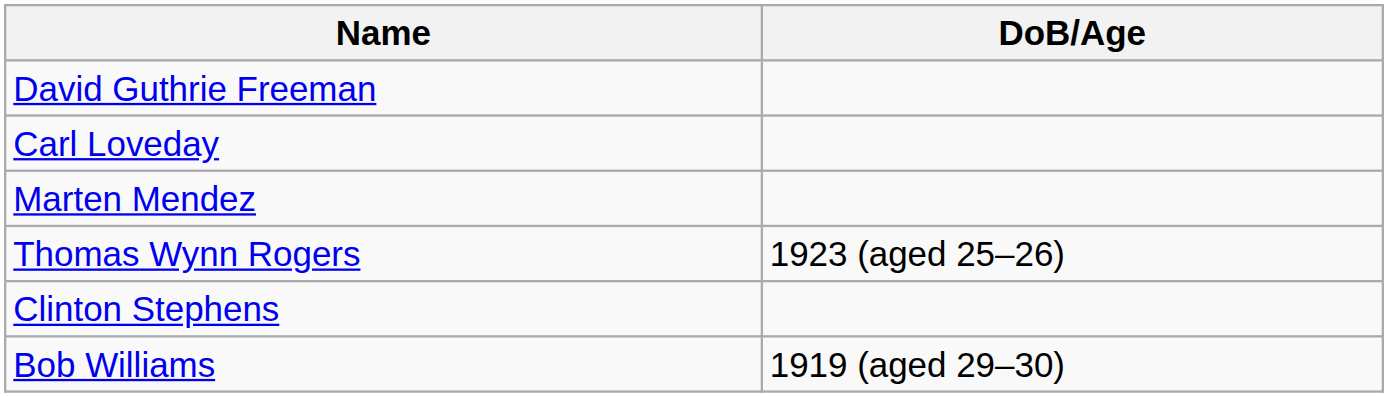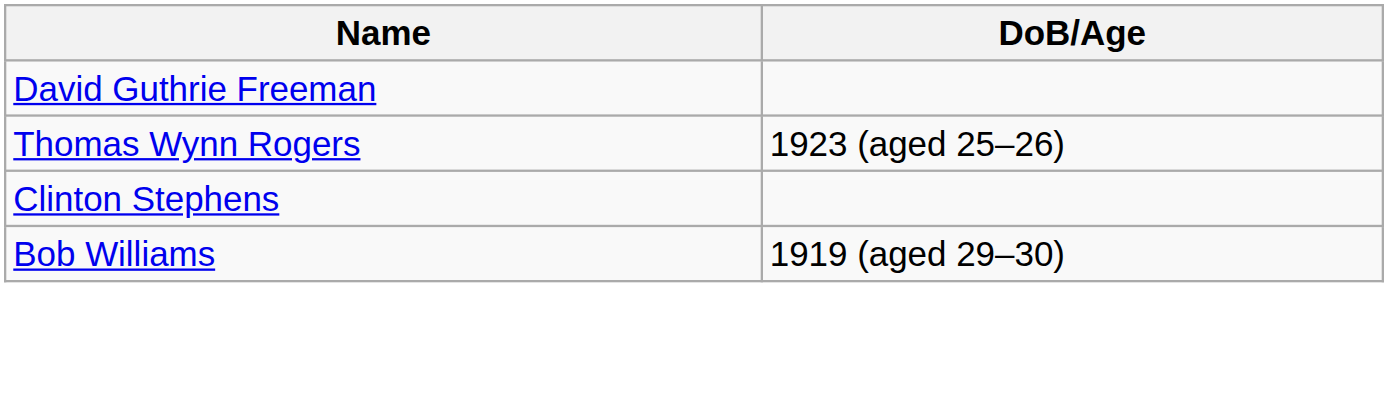- row: (116, 144)
- row: (135, 199)
